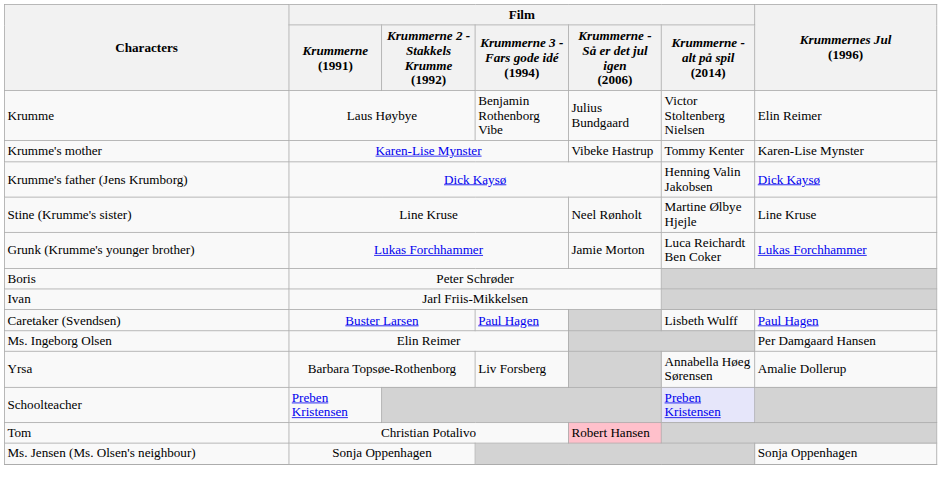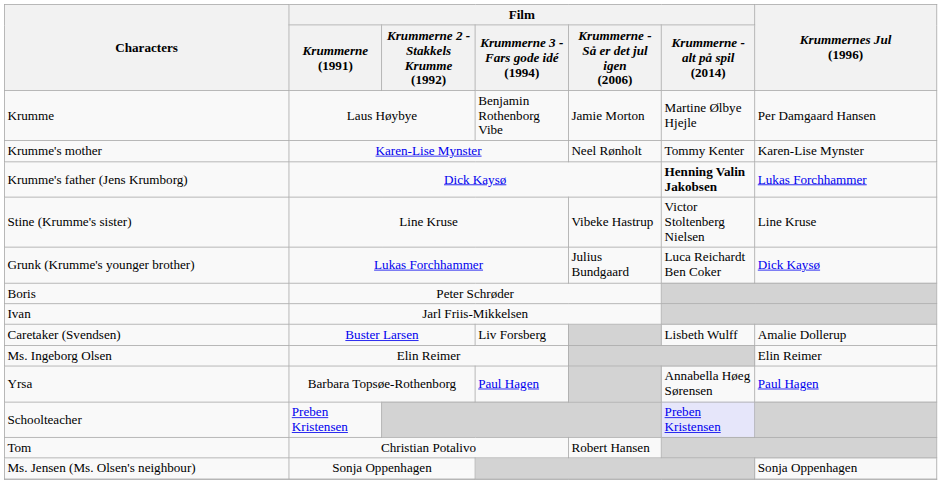(600, 115) Julius Bundgaard -> (608, 115) Jamie Morton
(695, 115) Victor Stoltenberg Nielsen -> (703, 115) Martine Ølbye Hjejle
(790, 115) Elin Reimer -> (817, 115) Per Damgaard Hansen
(612, 151) Vibeke Hastrup -> (607, 151) Neel Rønholt
(703, 179) normal -> (705, 179) bold
(789, 179) Dick Kaysø -> (812, 179) Lukas Forchhammer
(607, 214) Neel Rønholt -> (612, 222) Vibeke Hastrup
(703, 214) Martine Ølbye Hjejle -> (695, 222) Victor Stoltenberg Nielsen
(608, 250) Jamie Morton -> (600, 265) Julius Bundgaard
(812, 250) Lukas Forchhammer -> (789, 265) Dick Kaysø
(509, 320) Paul Hagen -> (512, 335) Liv Forsberg
(788, 320) Paul Hagen -> (802, 335) Amalie Dollerup
(817, 341) Per Damgaard Hansen -> (790, 355) Elin Reimer
(512, 369) Liv Forsberg -> (509, 384) Paul Hagen
(802, 369) Amalie Dollerup -> (788, 384) Paul Hagen
(611, 433) pink background -> (611, 447) no background
